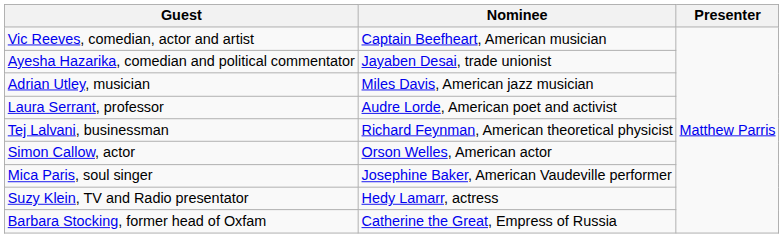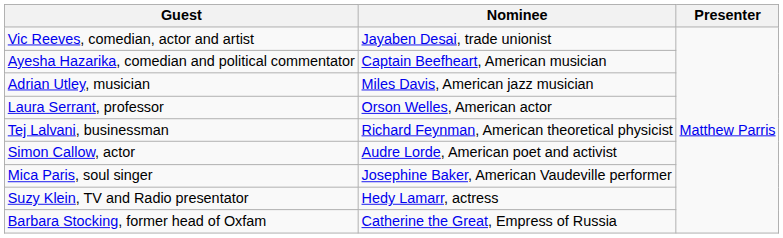(484, 38) Captain Beefheart, American musician -> (456, 38) Jayaben Desai, trade unionist
(456, 61) Jayaben Desai, trade unionist -> (484, 61) Captain Beefheart, American musician
(489, 107) Audre Lorde, American poet and activist -> (457, 107) Orson Welles, American actor
(457, 152) Orson Welles, American actor -> (489, 152) Audre Lorde, American poet and activist
